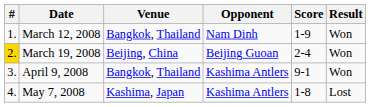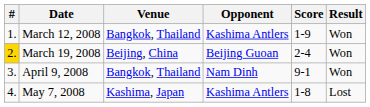(232, 33) Nam Dinh -> (247, 33) Kashima Antlers
(247, 72) Kashima Antlers -> (232, 72) Nam Dinh
